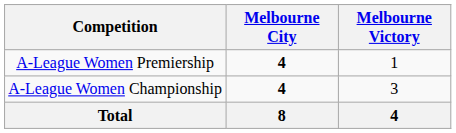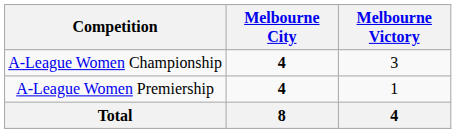rows swapped: (115, 63) <-> (115, 89)
